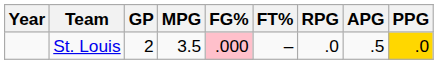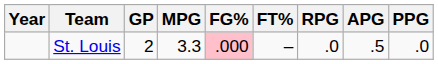(189, 46) 3.5 -> (189, 46) 3.3
(422, 46) gold background -> (422, 46) no background
